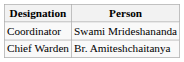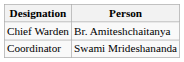rows swapped: (38, 48) <-> (34, 31)
